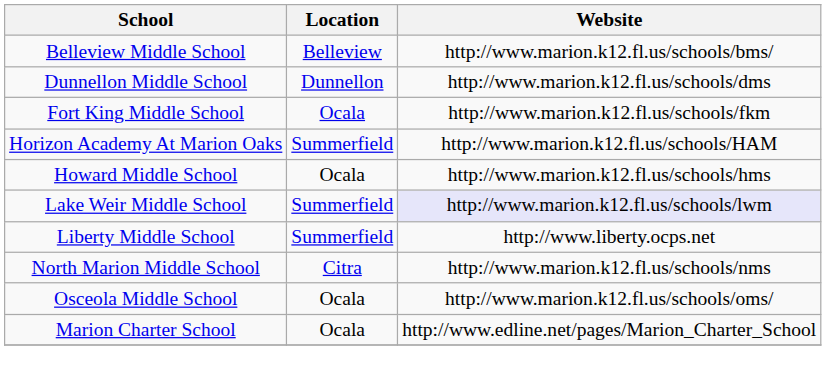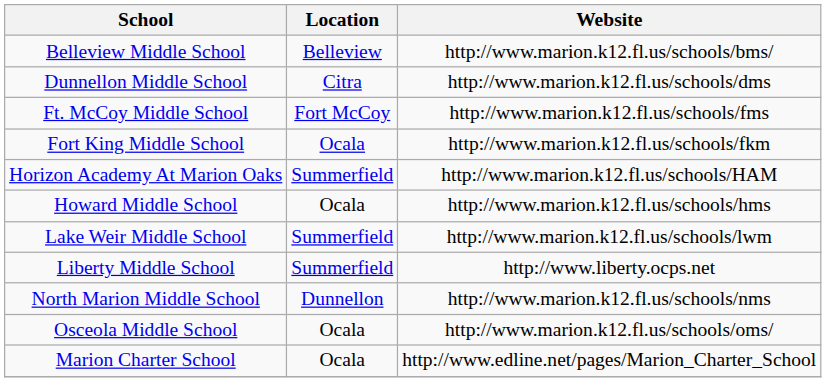(342, 81) Dunnellon -> (342, 81) Citra
+ row: (146, 112)
(609, 205) lavender background -> (609, 236) no background
(342, 267) Citra -> (342, 298) Dunnellon
